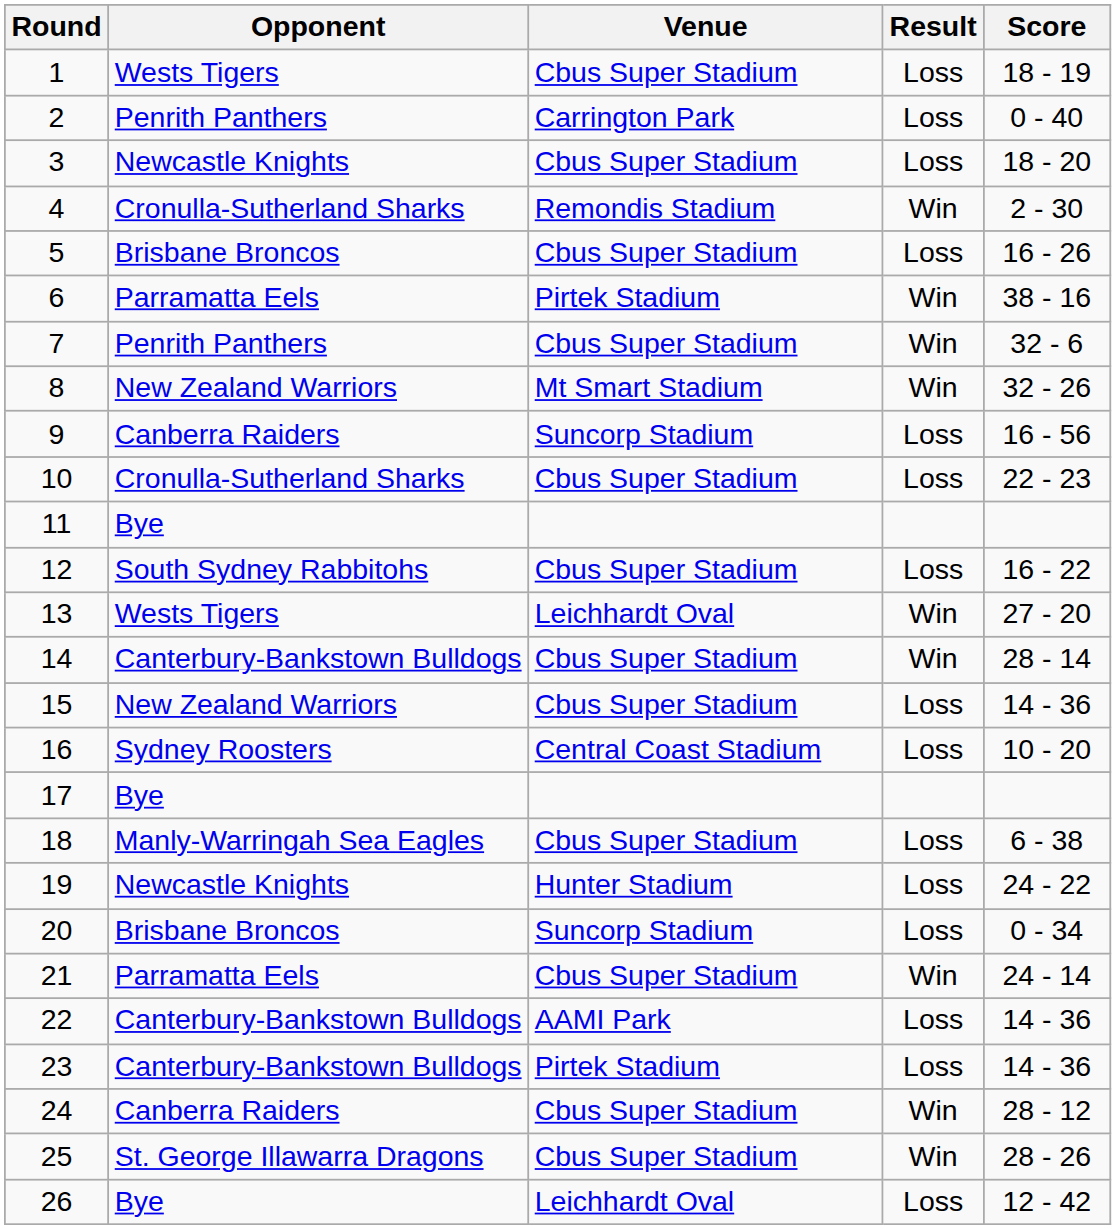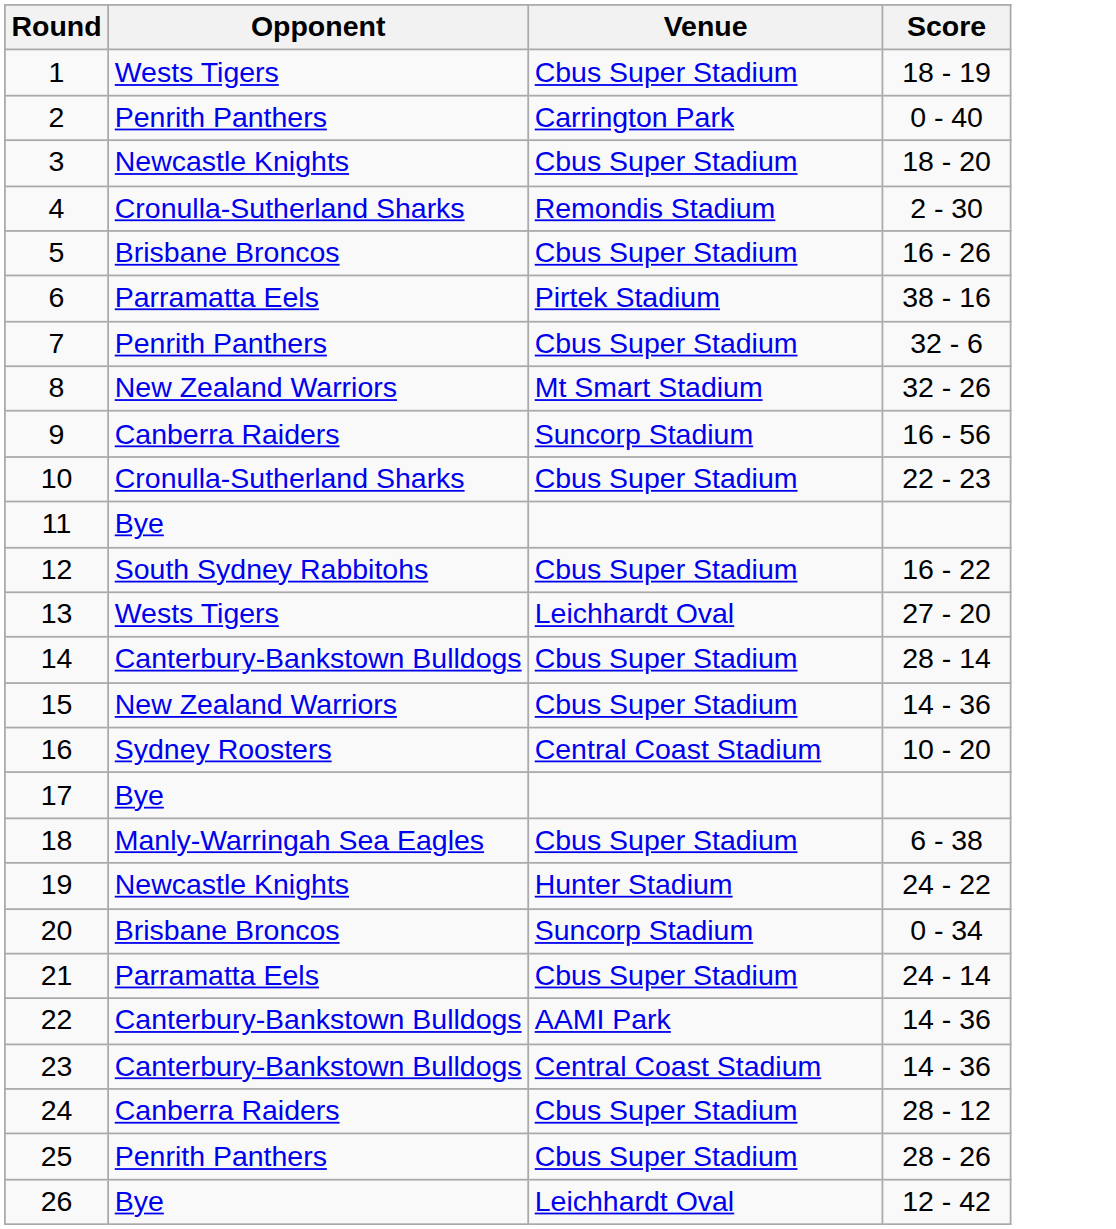- column: (933, 27)
(627, 1065) Pirtek Stadium -> (678, 1065) Central Coast Stadium
(299, 1156) St. George Illawarra Dragons -> (221, 1156) Penrith Panthers
